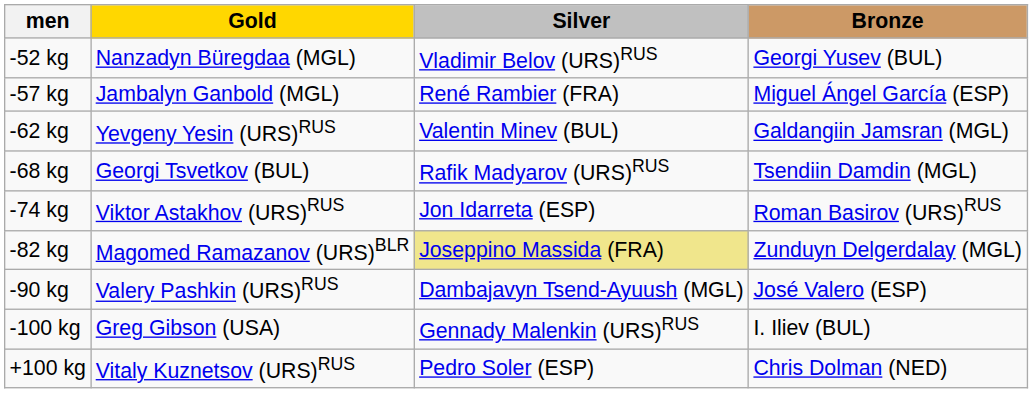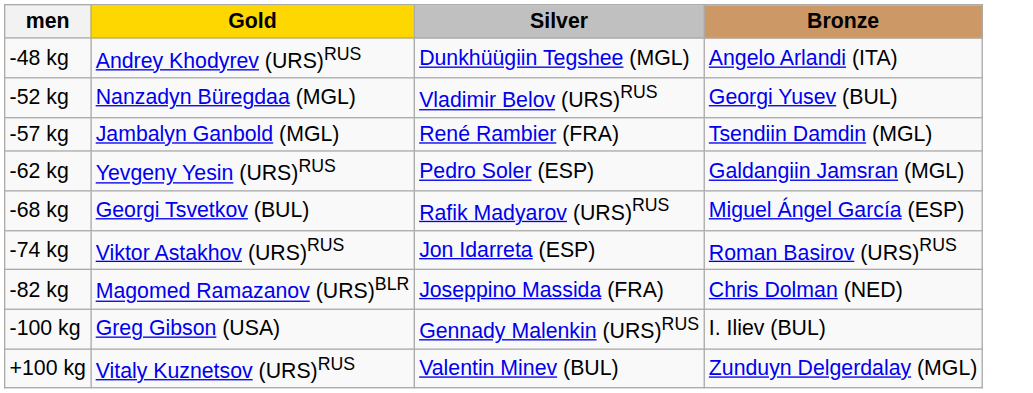+ row: (39, 57)
(881, 94) Miguel Ángel García (ESP) -> (821, 134) Tsendiin Damdin (MGL)
(519, 131) Valentin Minev (BUL) -> (507, 170) Pedro Soler (ESP)
(865, 170) Tsendiin Damdin (MGL) -> (837, 210) Miguel Ángel García (ESP)
(542, 249) khaki background -> (542, 289) no background
(888, 249) Zunduyn Delgerdalay (MGL) -> (806, 289) Chris Dolman (NED)
- row: (39, 289)
(507, 368) Pedro Soler (ESP) -> (519, 368) Valentin Minev (BUL)
(850, 368) Chris Dolman (NED) -> (843, 368) Zunduyn Delgerdalay (MGL)
